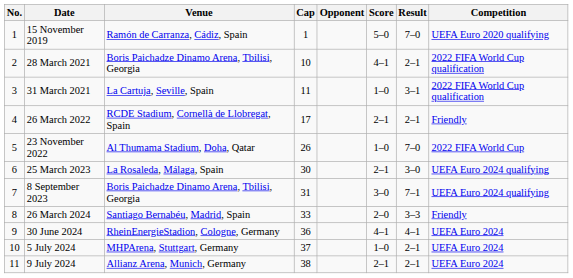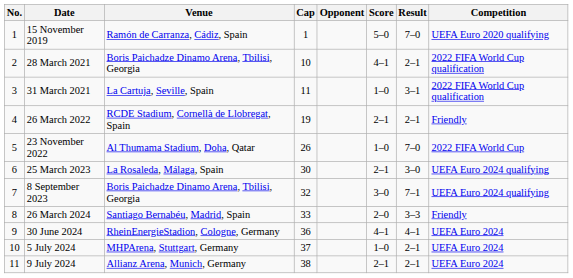(306, 119) 17 -> (306, 119) 19
(306, 192) 31 -> (306, 192) 32
